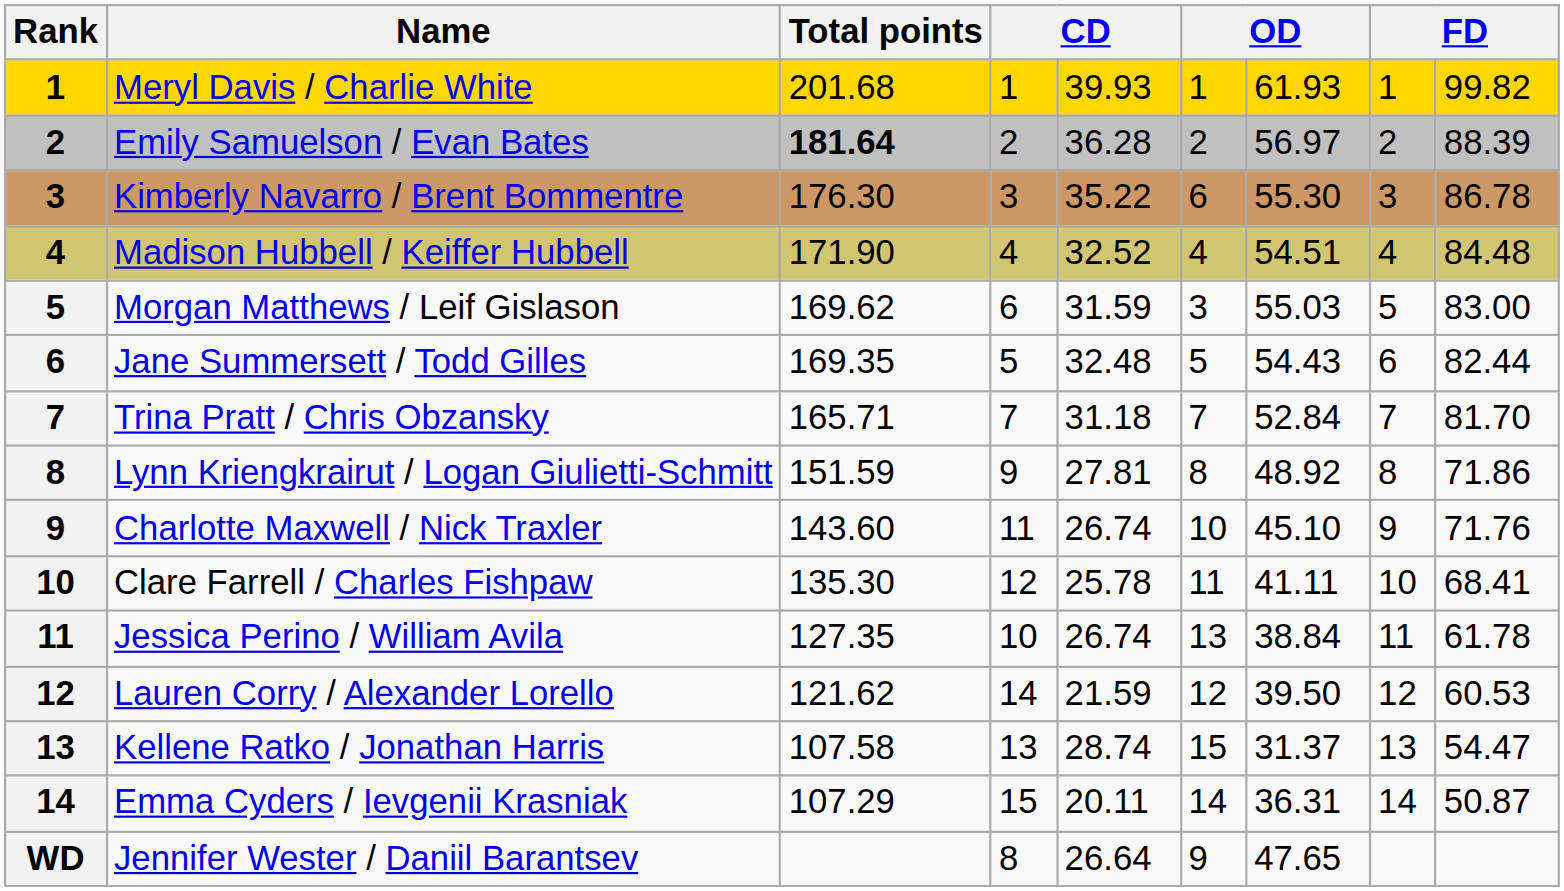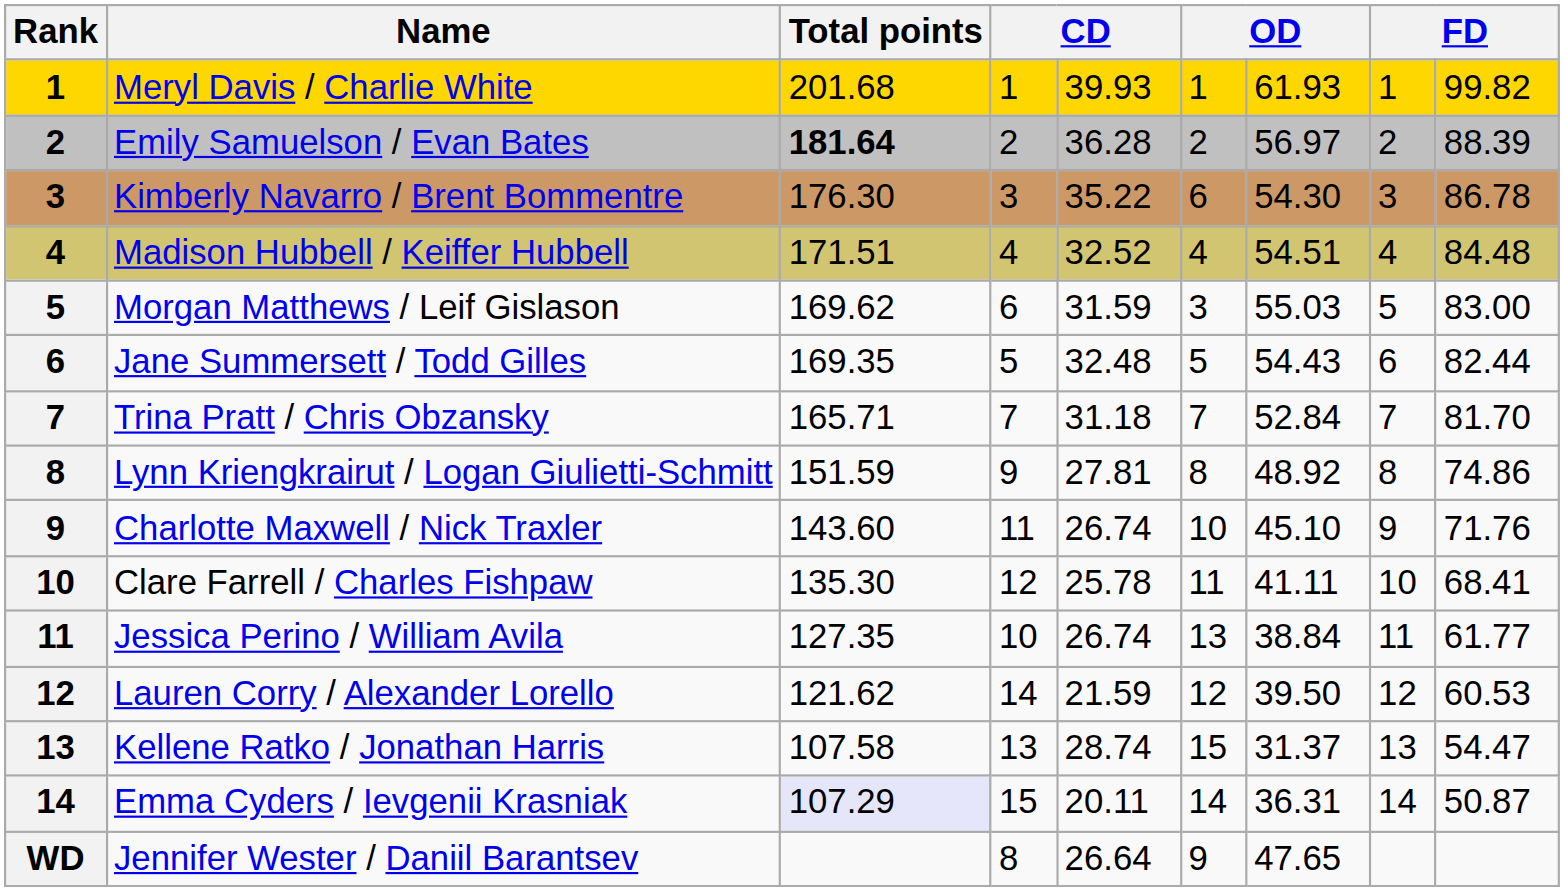(1298, 197) 55.30 -> (1298, 197) 54.30
(842, 252) 171.90 -> (842, 252) 171.51
(1487, 472) 71.86 -> (1487, 472) 74.86
(1487, 637) 61.78 -> (1487, 637) 61.77
(842, 802) no background -> (842, 802) lavender background
